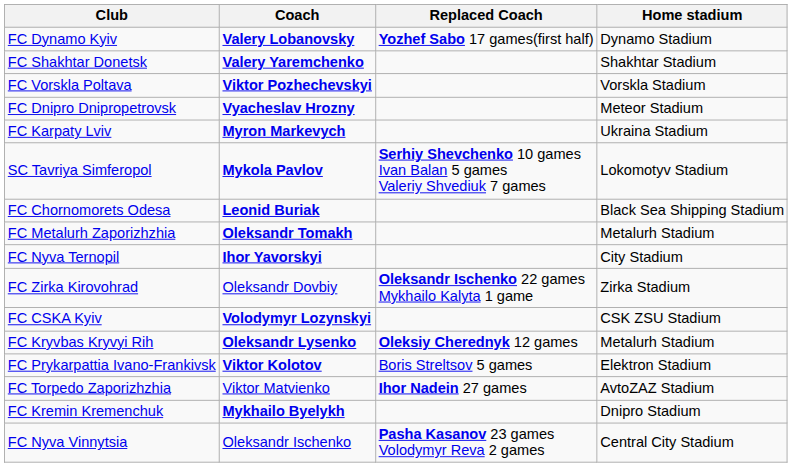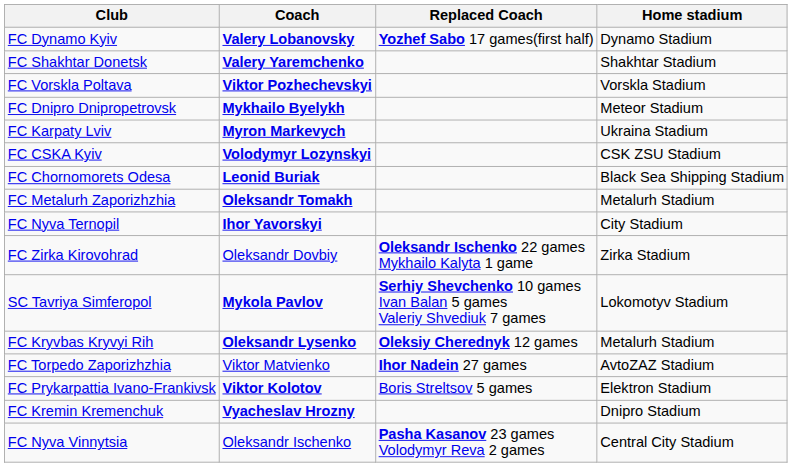(289, 108) Vyacheslav Hrozny -> (284, 108) Mykhailo Byelykh
rows swapped: (80, 170) <-> (55, 319)
rows swapped: (112, 365) <-> (89, 388)
(284, 411) Mykhailo Byelykh -> (289, 411) Vyacheslav Hrozny
